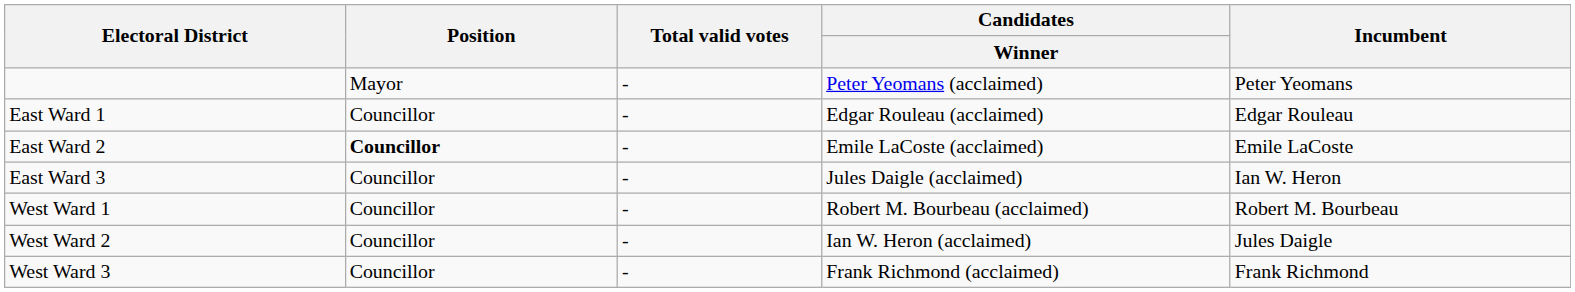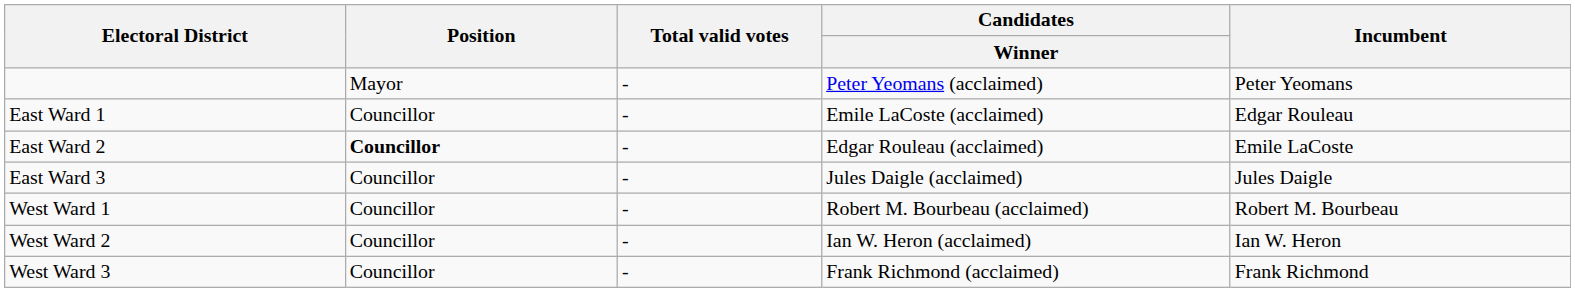(935, 114) Edgar Rouleau (acclaimed) -> (935, 114) Emile LaCoste (acclaimed)
(935, 146) Emile LaCoste (acclaimed) -> (935, 146) Edgar Rouleau (acclaimed)
(1288, 177) Ian W. Heron -> (1284, 177) Jules Daigle
(1284, 240) Jules Daigle -> (1288, 240) Ian W. Heron
